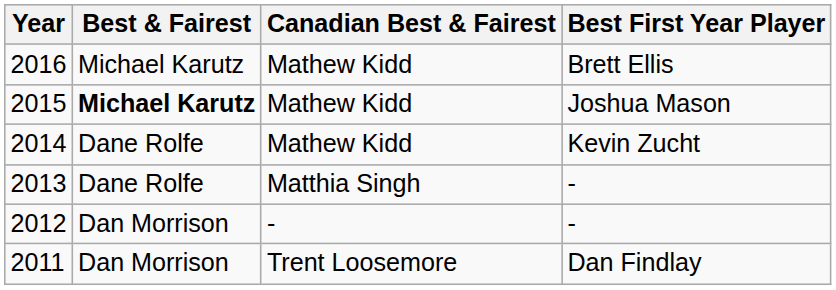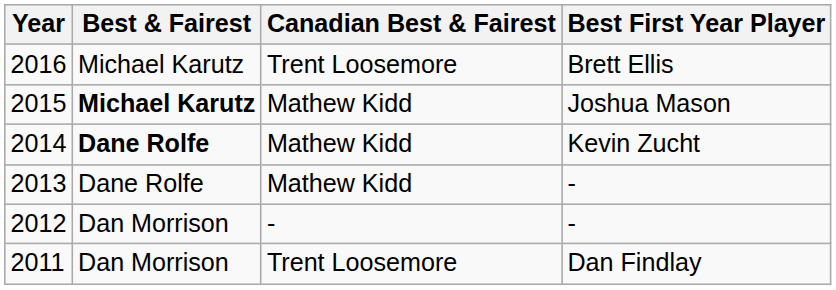(340, 64) Mathew Kidd -> (362, 64) Trent Loosemore
(141, 143) normal -> (144, 143) bold
(344, 183) Matthia Singh -> (340, 183) Mathew Kidd
